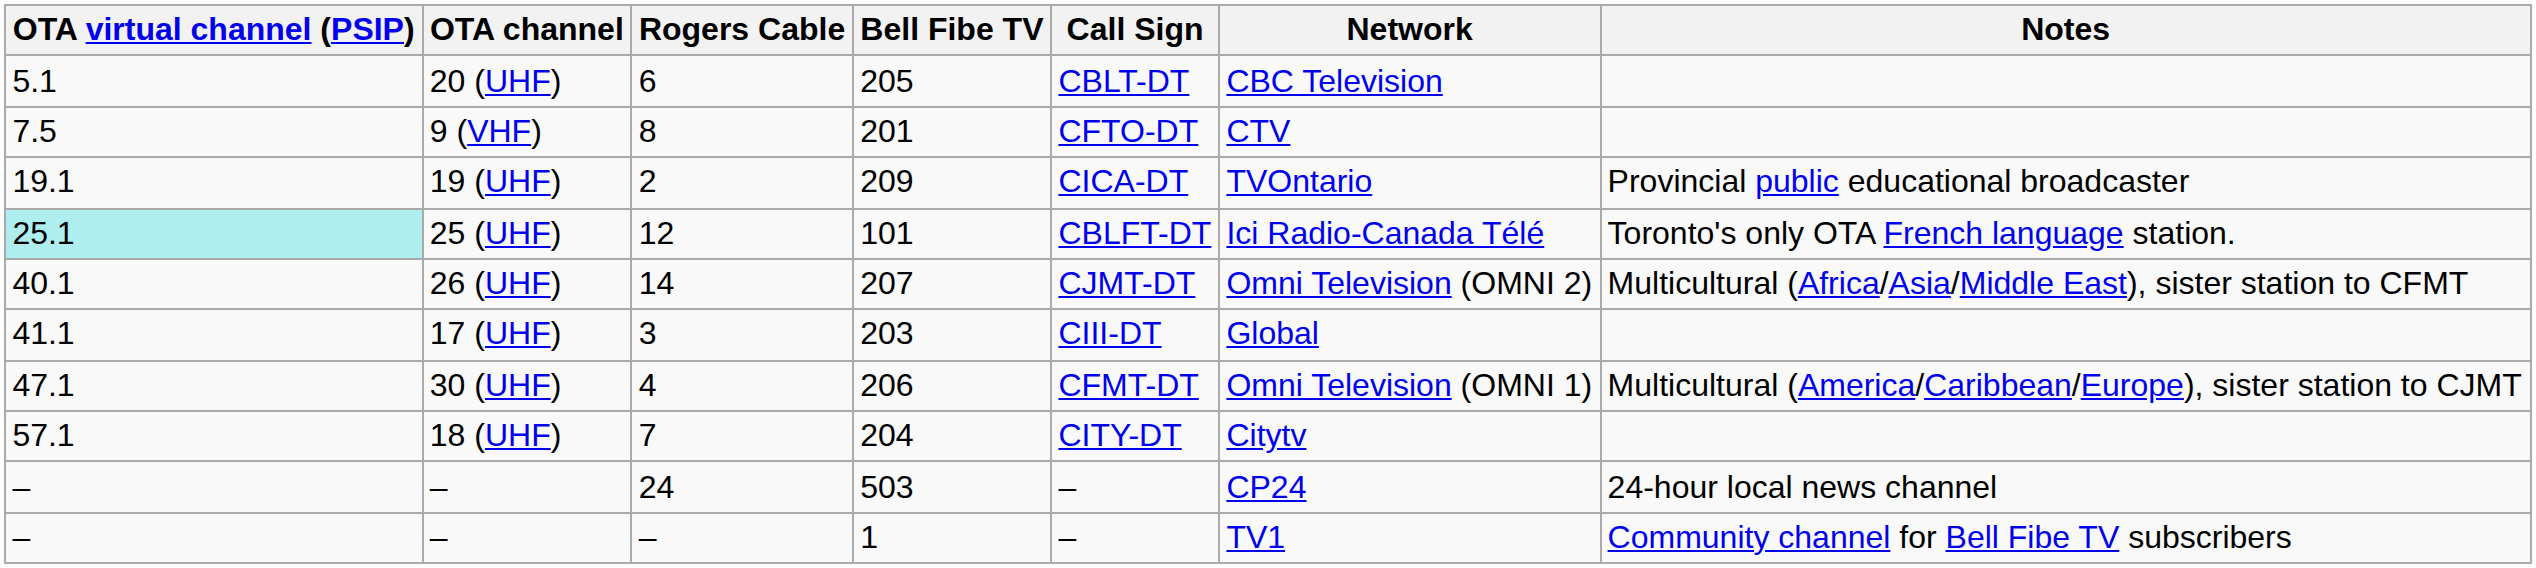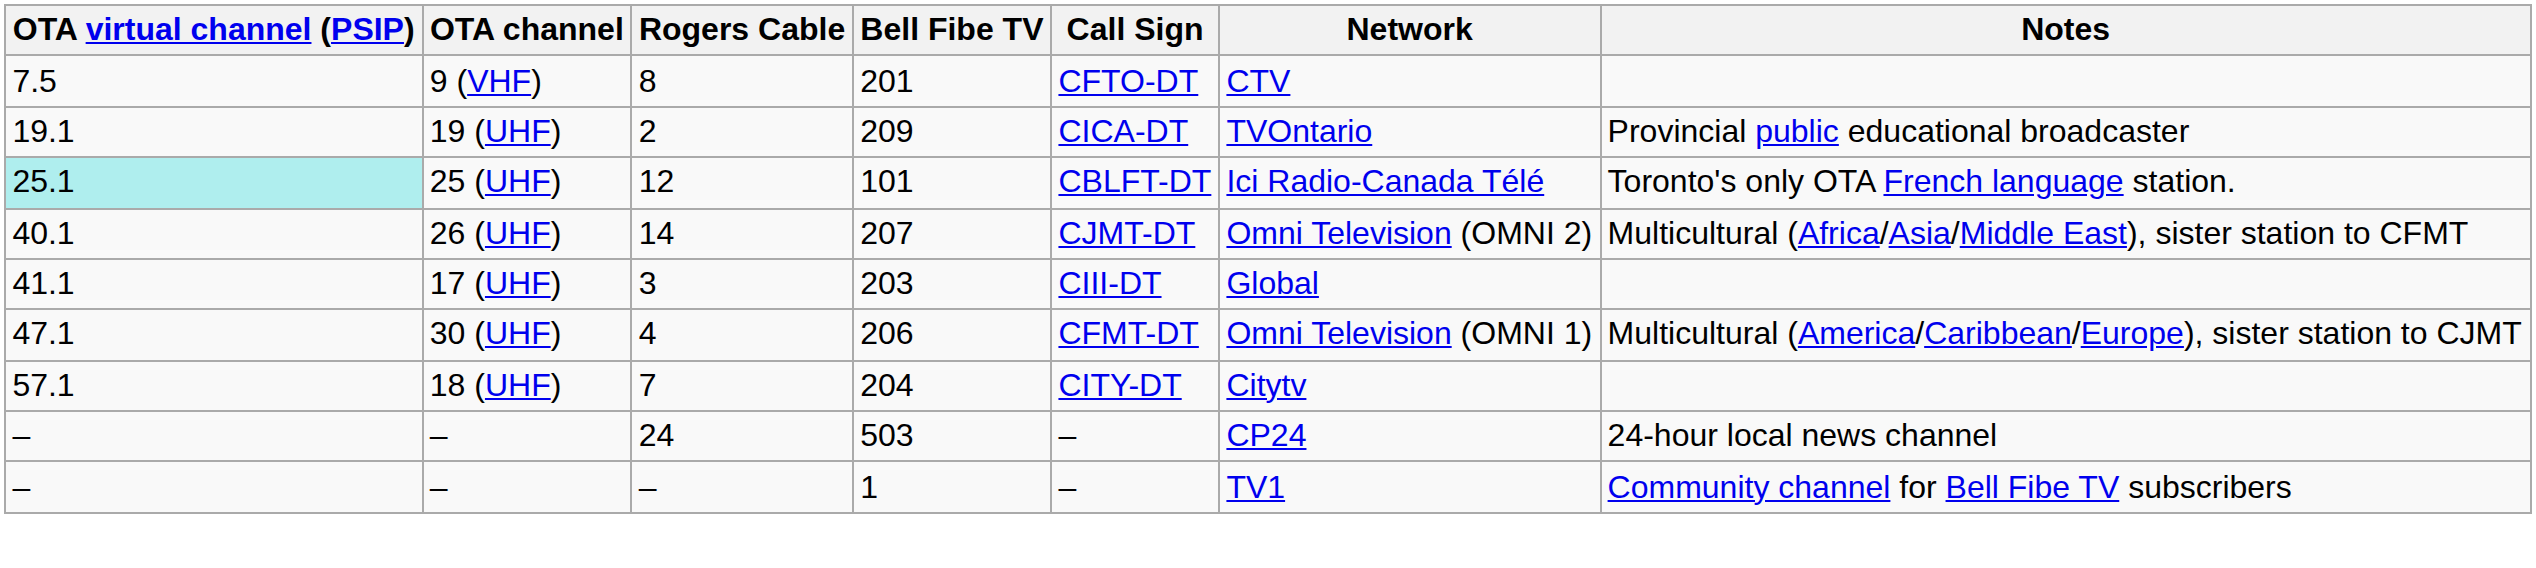- row: (496, 80)
